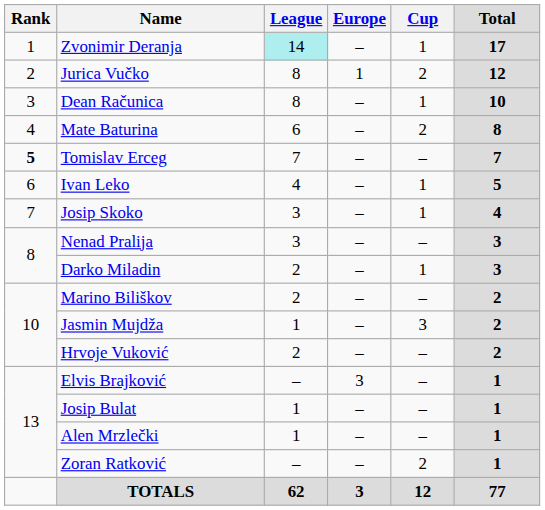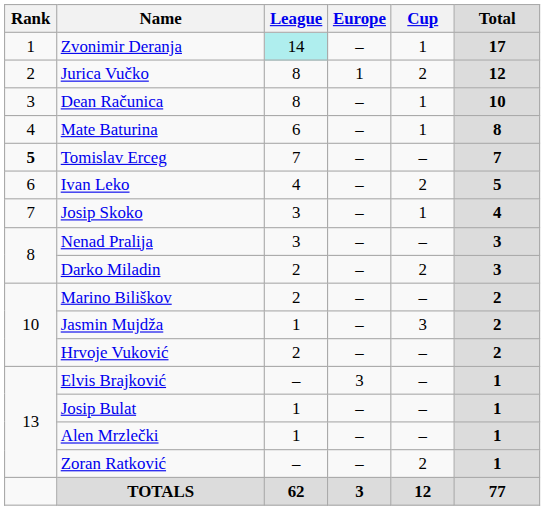(423, 129) 2 -> (423, 129) 1
(423, 185) 1 -> (423, 185) 2
(423, 268) 1 -> (423, 268) 2
